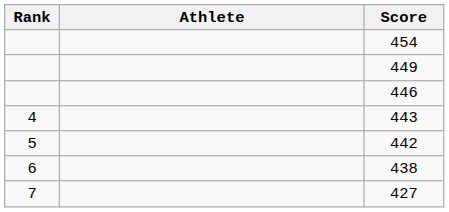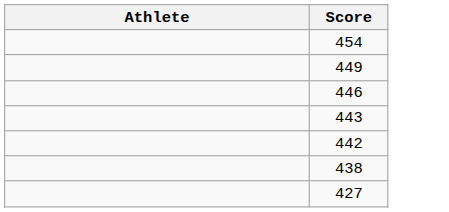- column: (32, 17)
